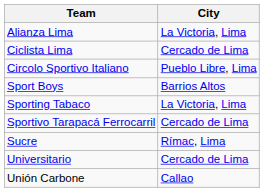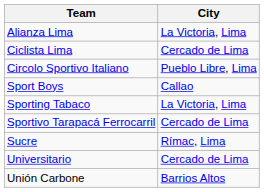(193, 86) Barrios Altos -> (177, 86) Callao
(177, 178) Callao -> (193, 178) Barrios Altos
